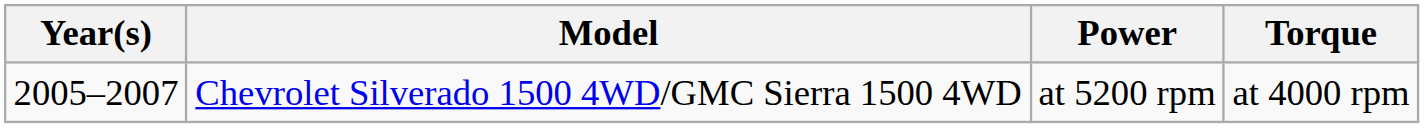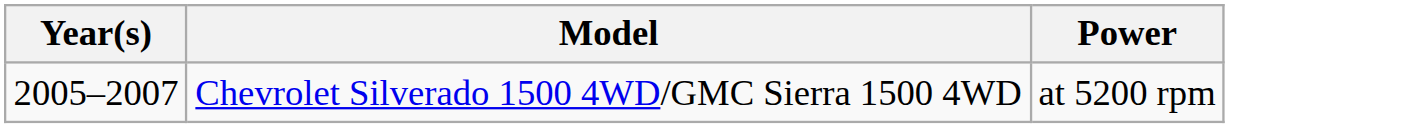- column: (1321, 33)
